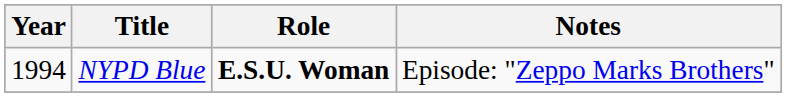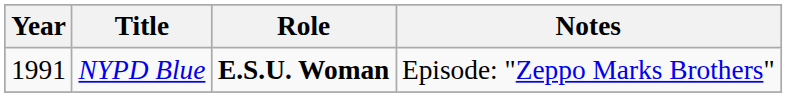(39, 69) 1994 -> (39, 69) 1991
